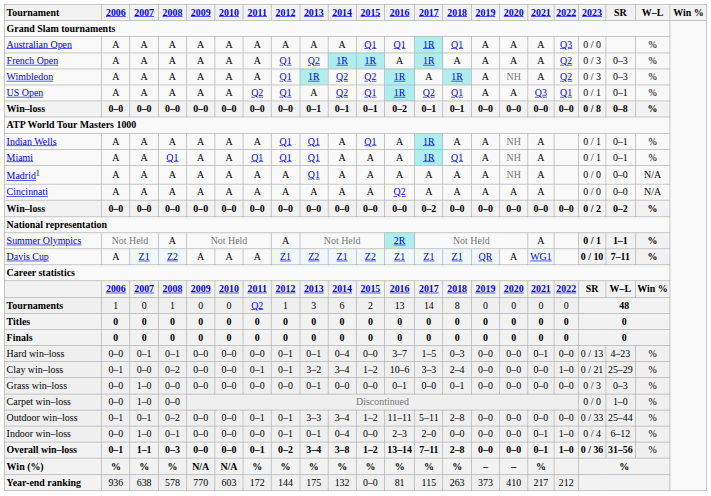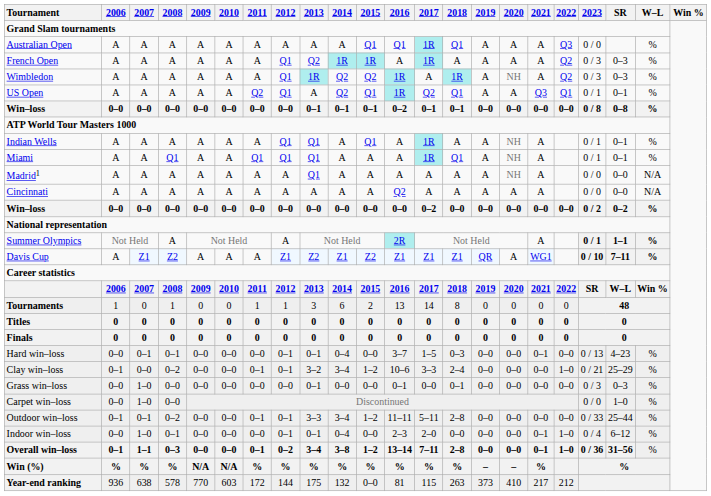(257, 304) Q2 -> (257, 304) 1
